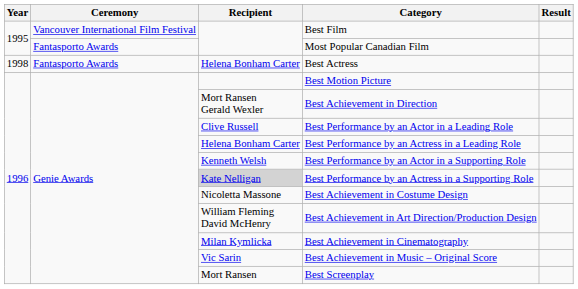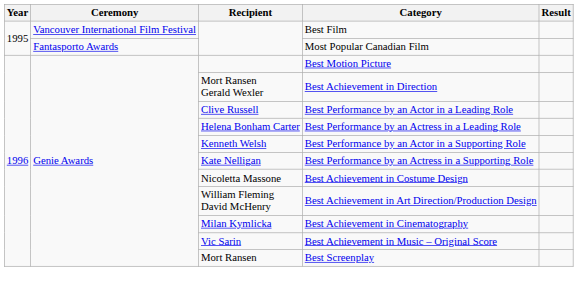- row: (331, 64)
(231, 178) lightgrey background -> (231, 161) no background
